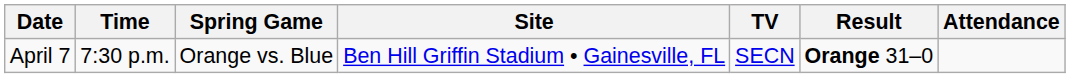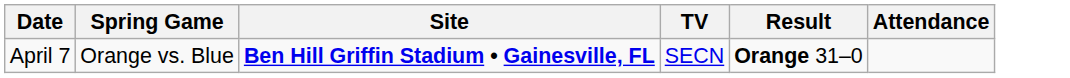- column: (125, 22)
(534, 56) normal -> (449, 56) bold
